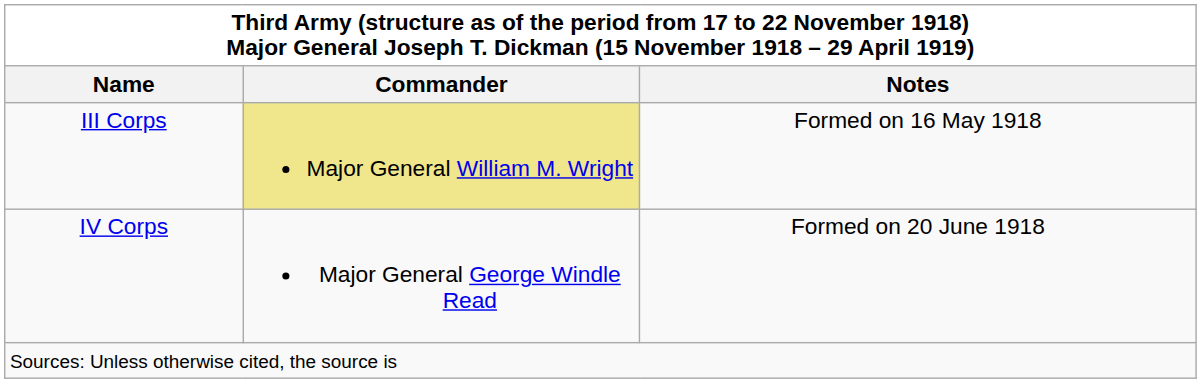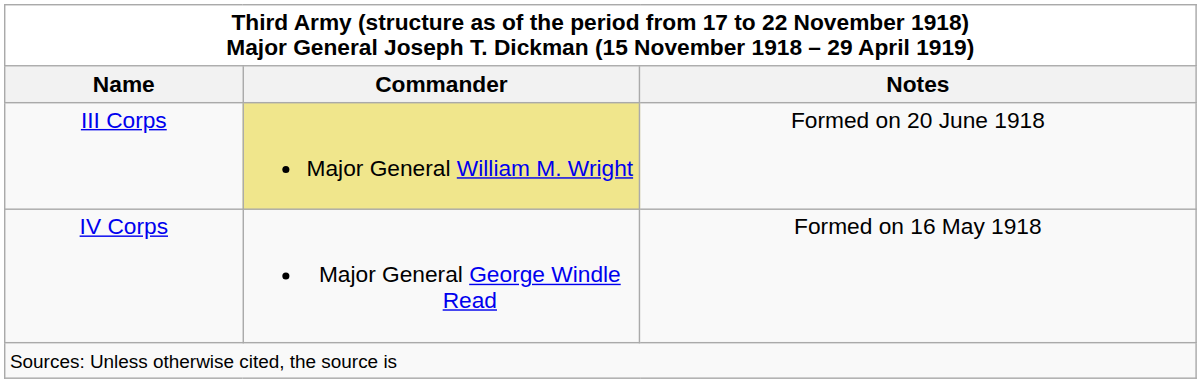(918, 120) Formed on 16 May 1918 -> (918, 120) Formed on 20 June 1918
(918, 227) Formed on 20 June 1918 -> (918, 227) Formed on 16 May 1918
